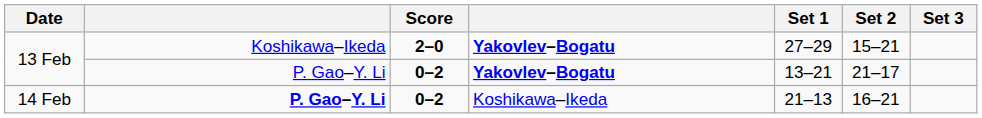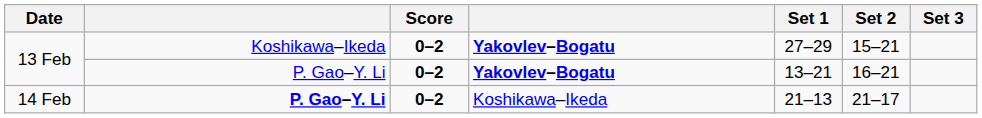(429, 46) 2–0 -> (429, 46) 0–2
(876, 73) 21–17 -> (876, 73) 16–21
(876, 100) 16–21 -> (876, 100) 21–17
